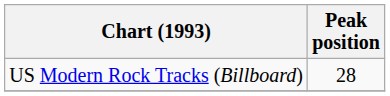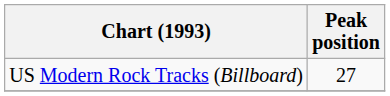(346, 74) 28 -> (346, 74) 27
